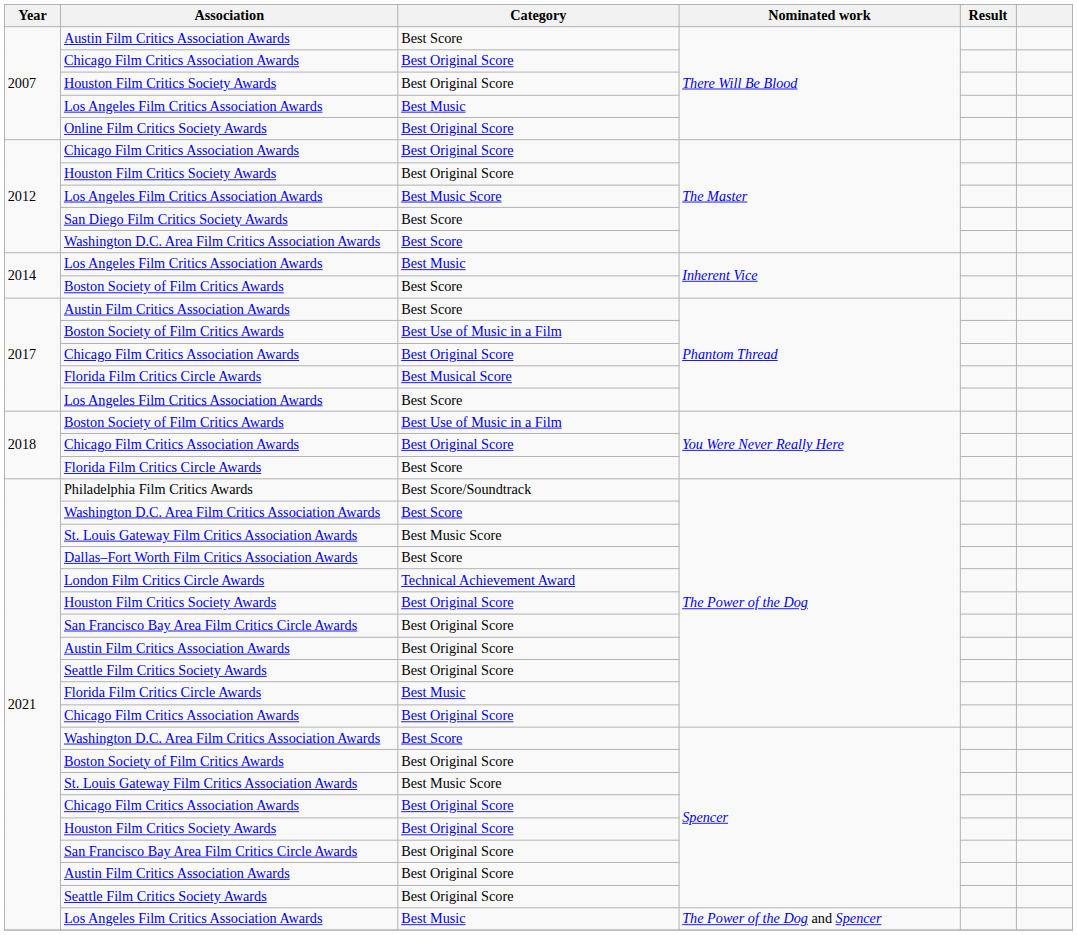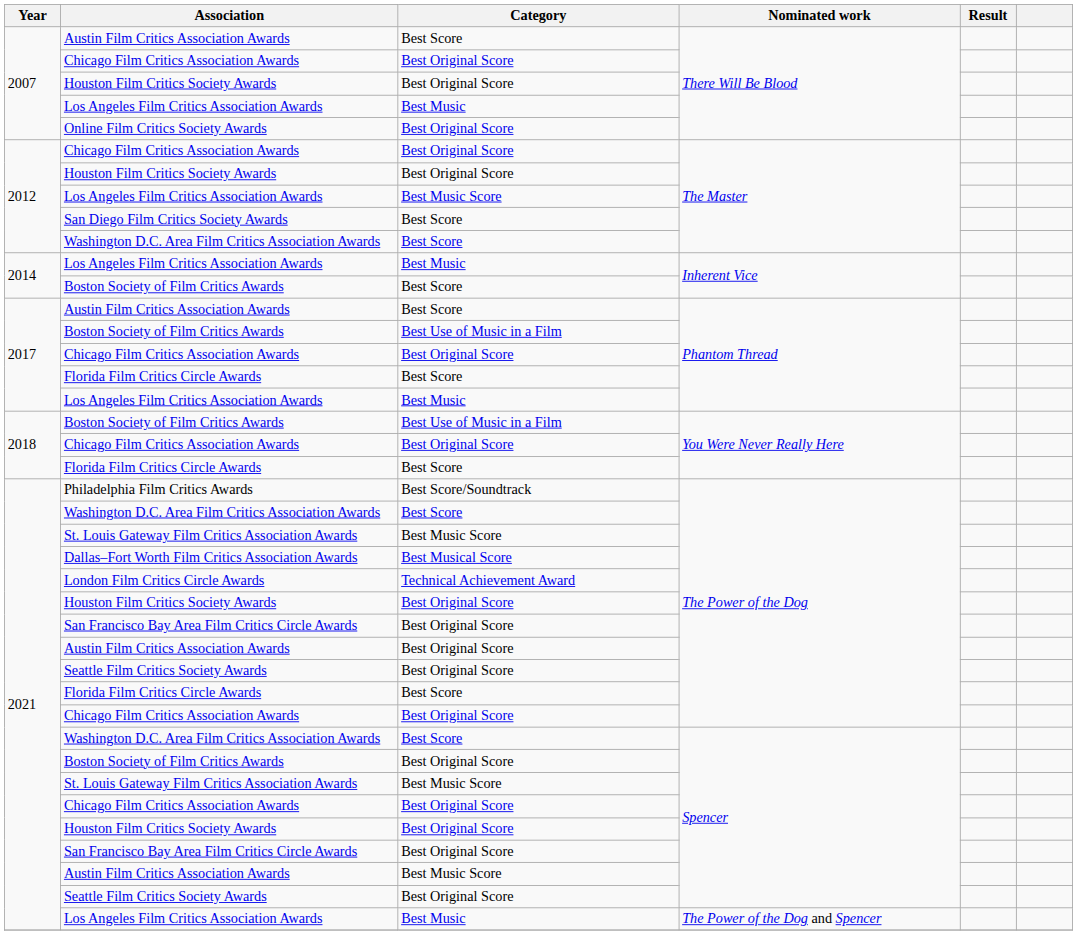(457, 377) Best Musical Score -> (432, 377) Best Score
(432, 399) Best Score -> (433, 399) Best Music
(432, 557) Best Score -> (457, 557) Best Musical Score
(433, 693) Best Music -> (432, 693) Best Score
(457, 873) Best Original Score -> (451, 873) Best Music Score
